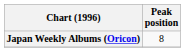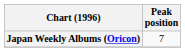(161, 39) 8 -> (161, 39) 7
